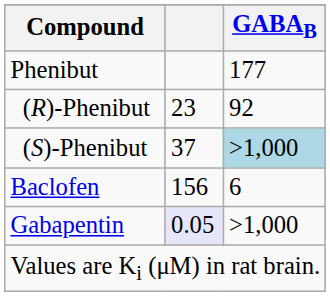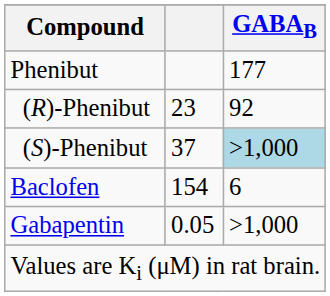(190, 186) 156 -> (190, 186) 154
(193, 225) lavender background -> (193, 225) no background
